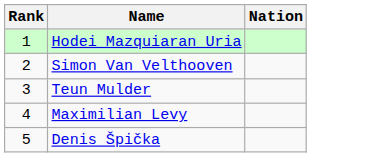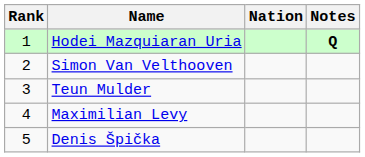+ column: (333, 17)
